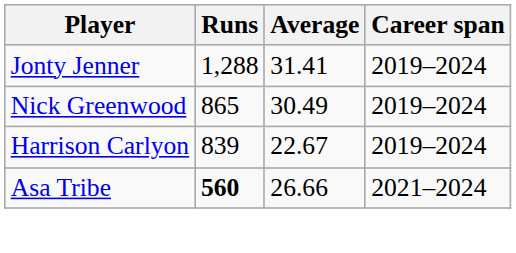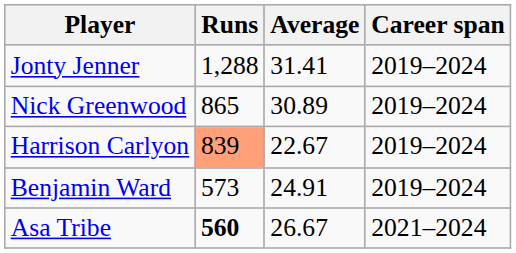(299, 106) 30.49 -> (299, 106) 30.89
(220, 146) no background -> (220, 146) lightsalmon background
+ row: (91, 187)
(299, 187) 26.66 -> (299, 227) 26.67
